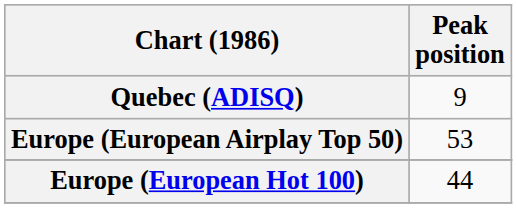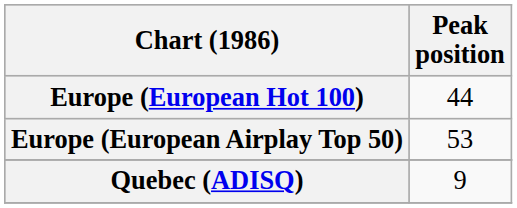rows swapped: (207, 180) <-> (207, 97)
